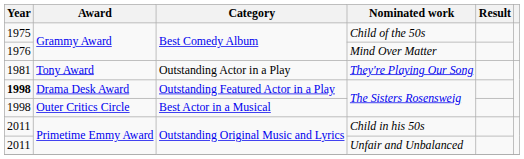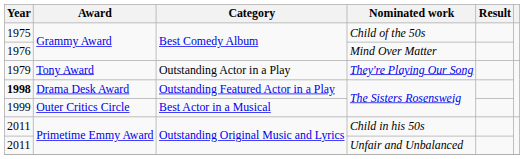(19, 70) 1981 -> (19, 70) 1979
(19, 107) 1998 -> (19, 107) 1999
